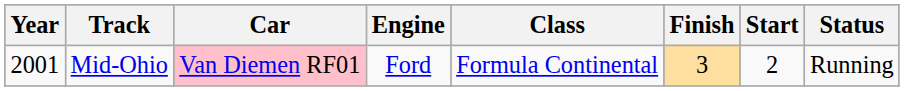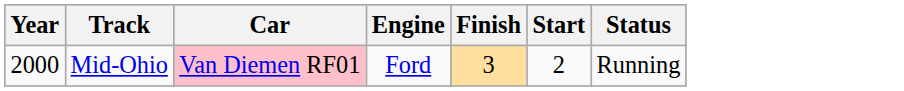- column: (557, 24)
(35, 65) 2001 -> (35, 65) 2000
